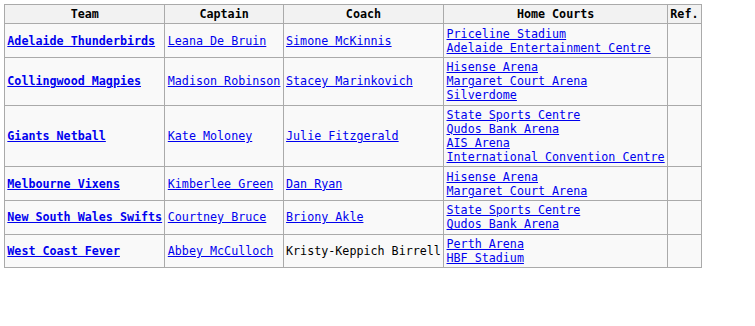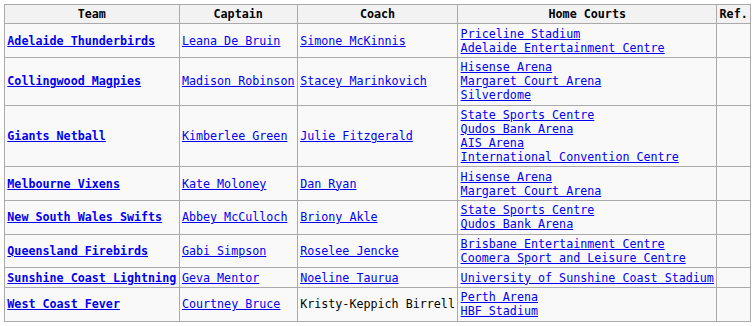(210, 136) Kate Moloney -> (235, 136) Kimberlee Green
(221, 184) Kimberlee Green -> (224, 184) Kate Moloney
(217, 217) Courtney Bruce -> (235, 217) Abbey McCulloch
+ row: (78, 251)
+ row: (92, 278)
(221, 251) Abbey McCulloch -> (231, 304) Courtney Bruce
